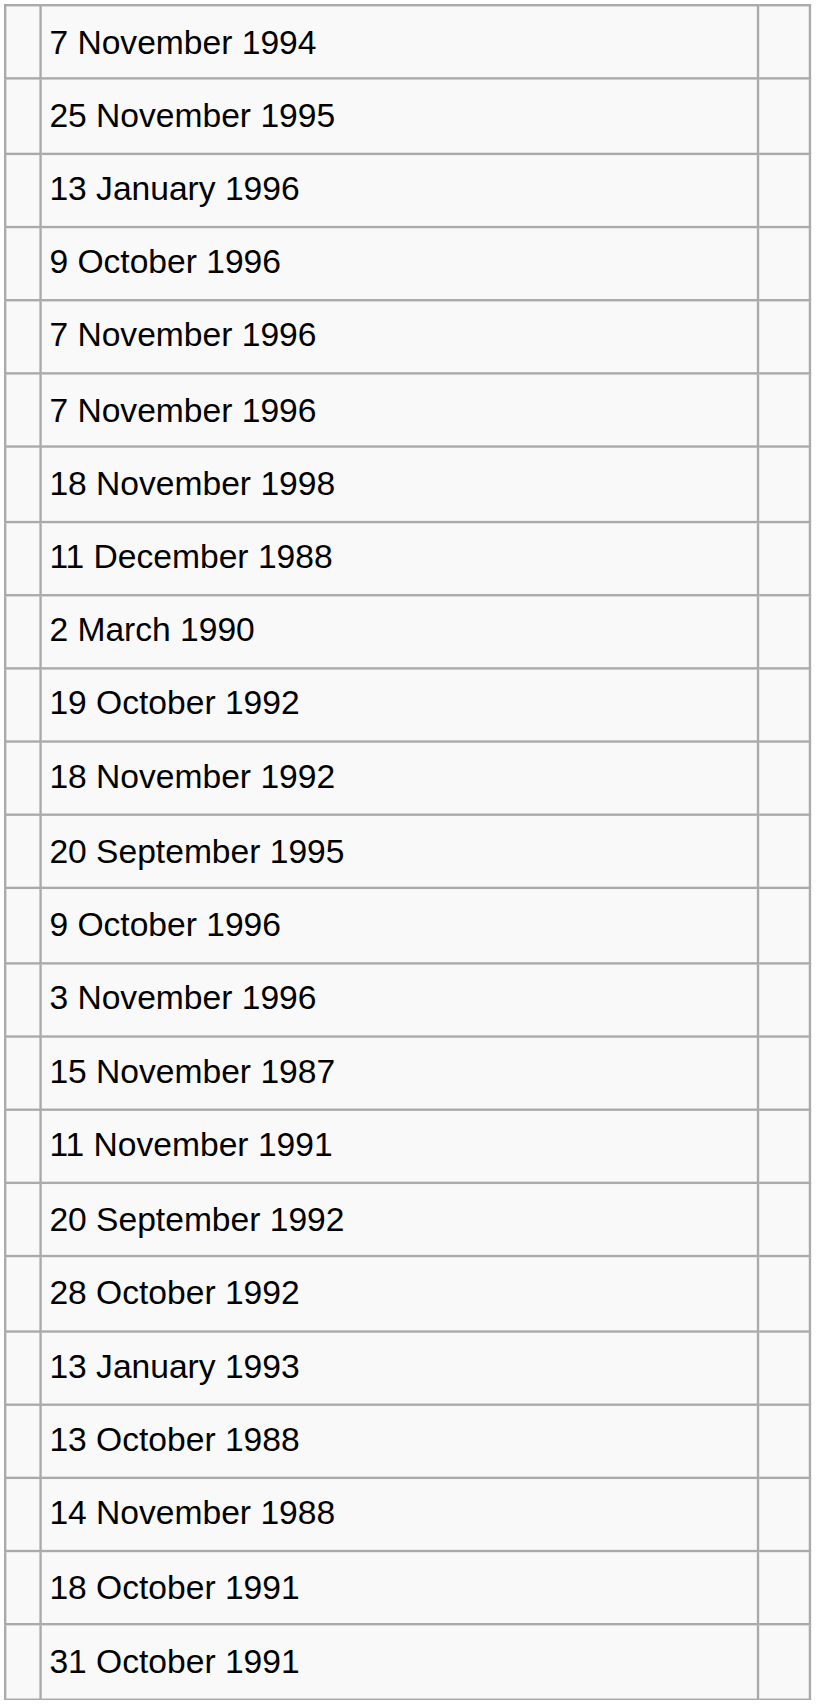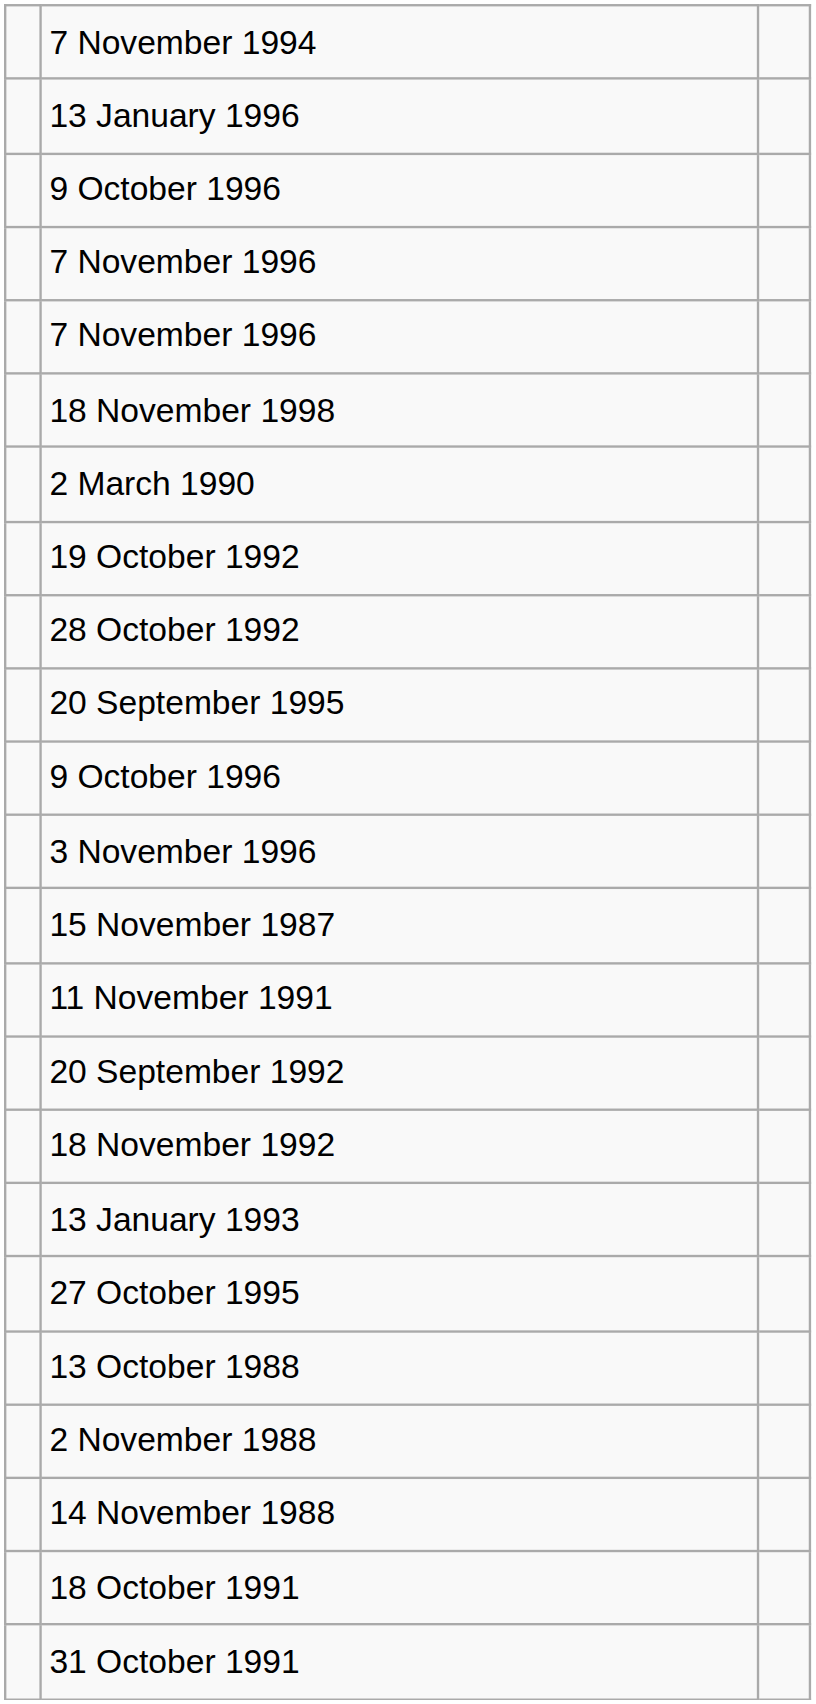- row: (23, 116)
- row: (23, 558)
rows swapped: (23, 1294) <-> (23, 779)
+ row: (23, 1294)
+ row: (23, 1441)
